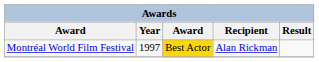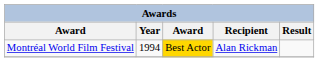(150, 48) 1997 -> (150, 48) 1994
